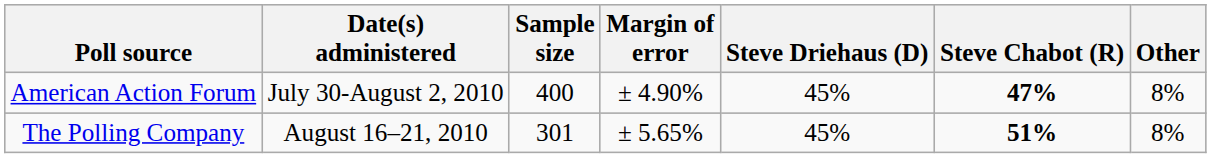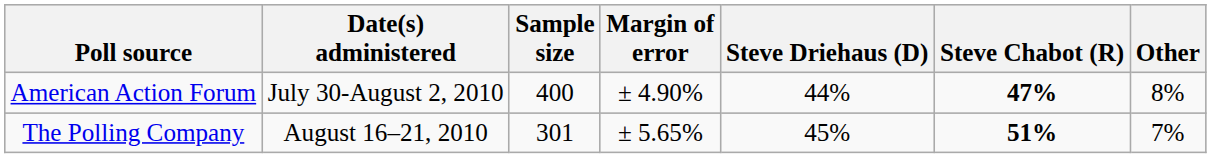(827, 92) 45% -> (827, 92) 44%
(1168, 132) 8% -> (1168, 132) 7%
